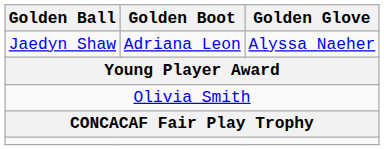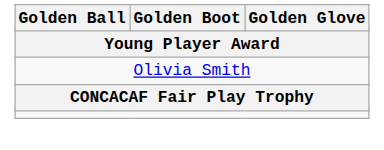- row: (62, 44)
